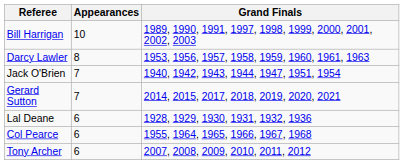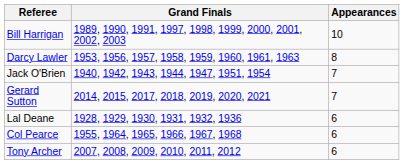columns swapped: (106, 12) <-> (270, 12)
